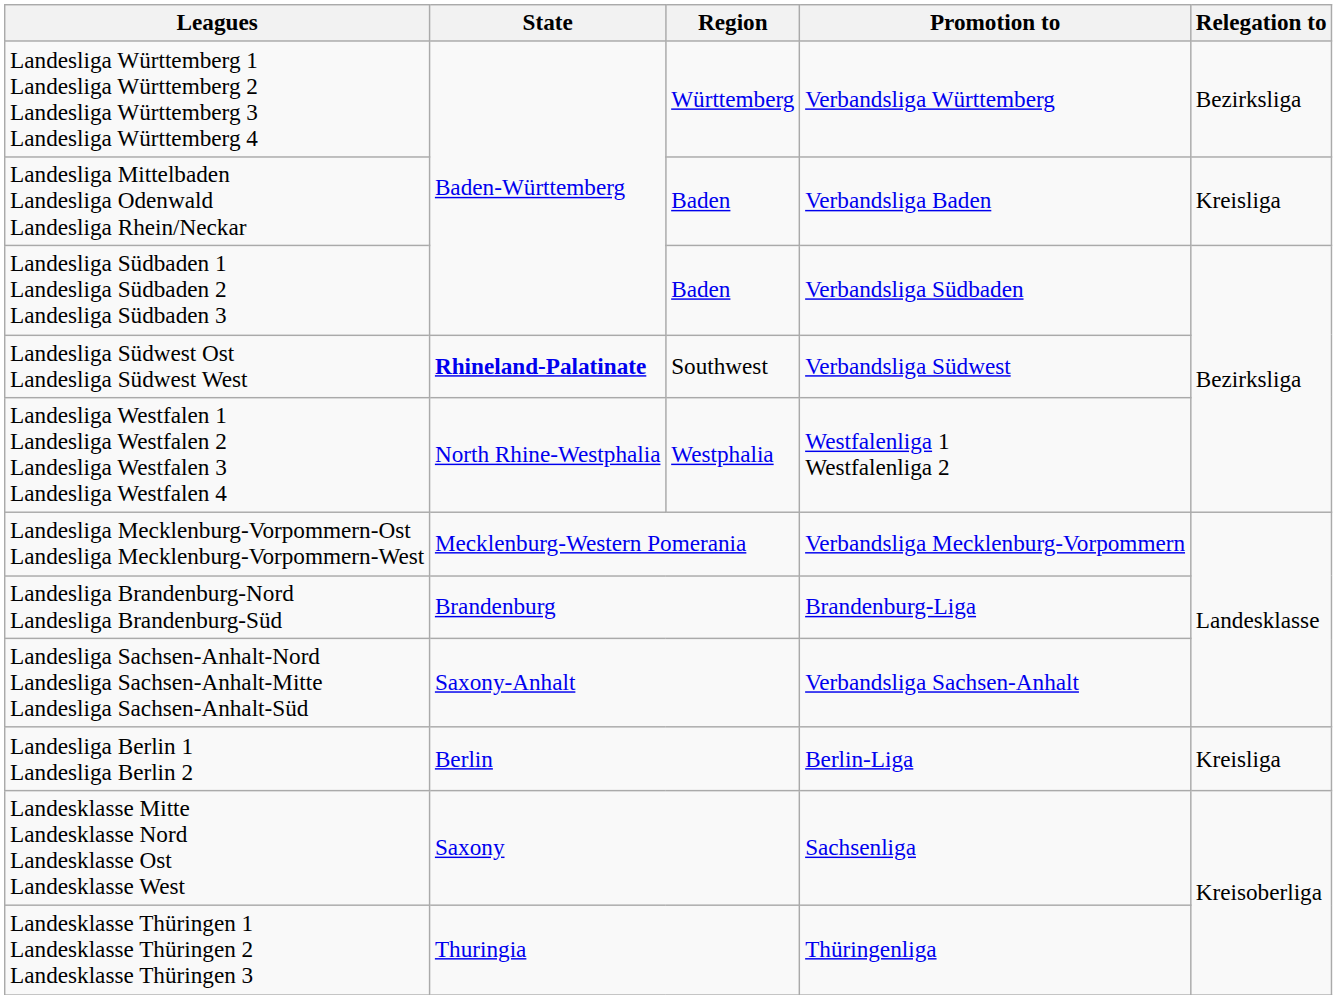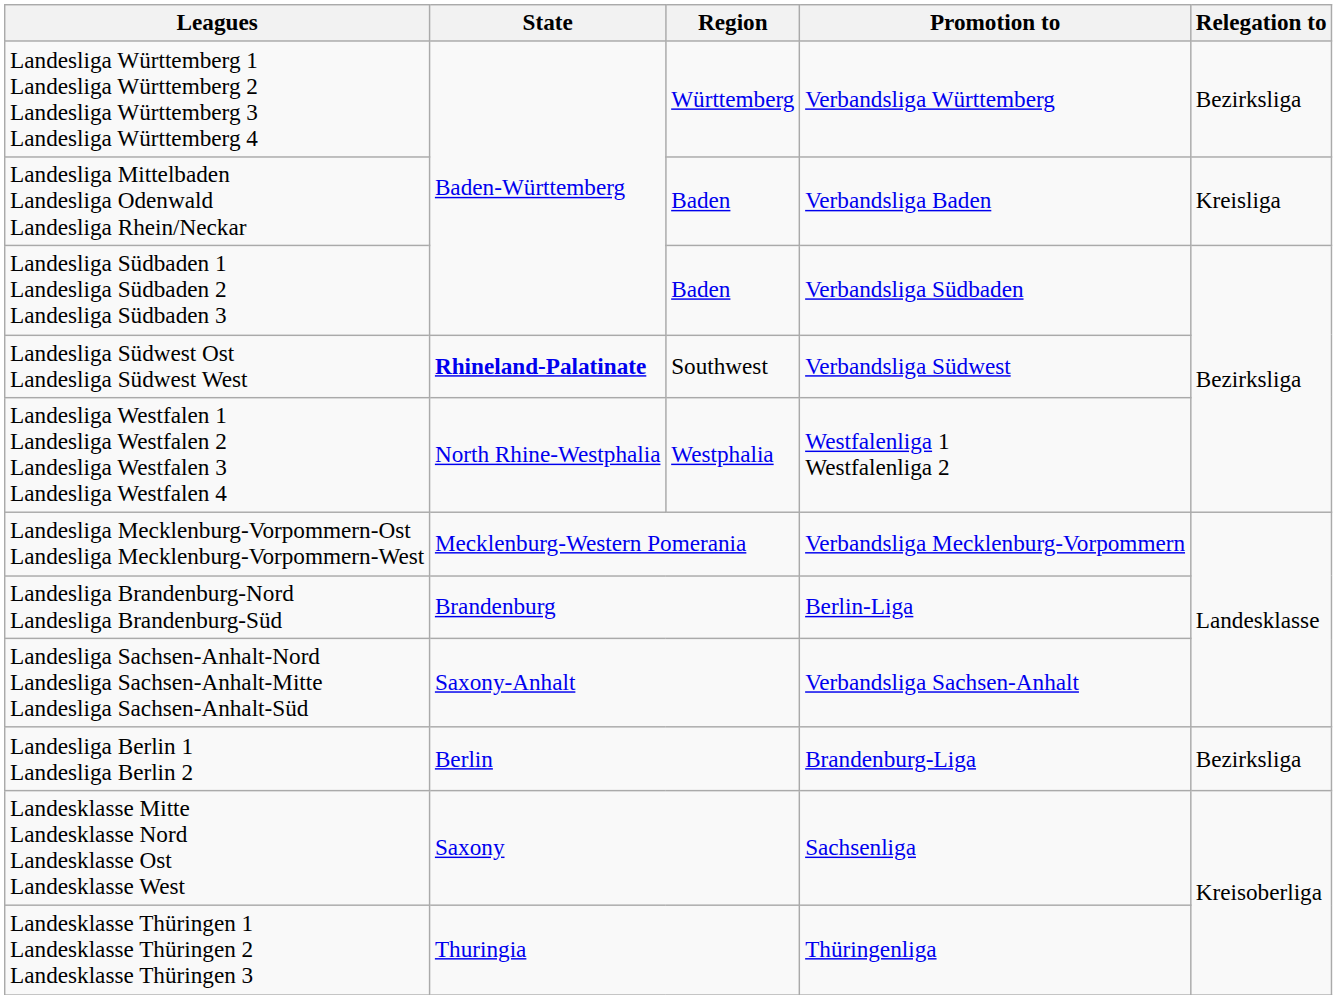(891, 606) Brandenburg-Liga -> (859, 606) Berlin-Liga
(859, 758) Berlin-Liga -> (891, 758) Brandenburg-Liga
(1238, 758) Kreisliga -> (1249, 758) Bezirksliga
